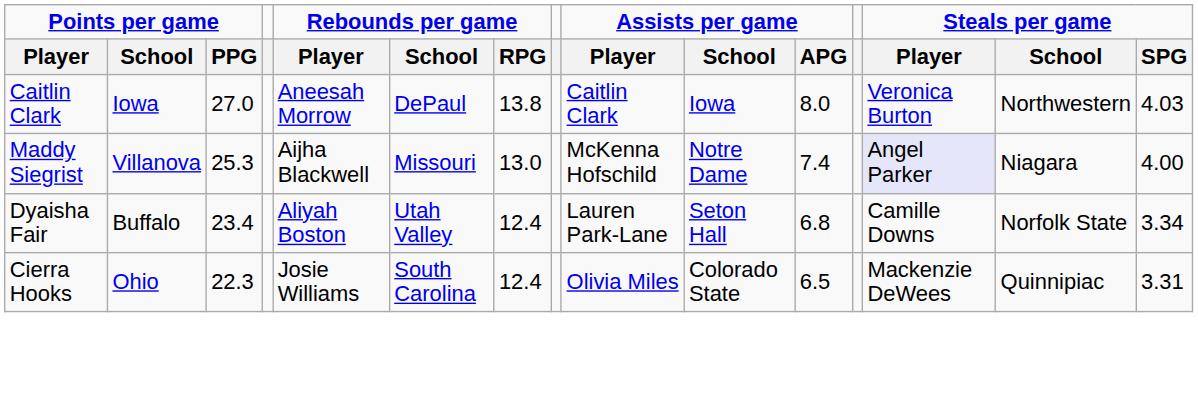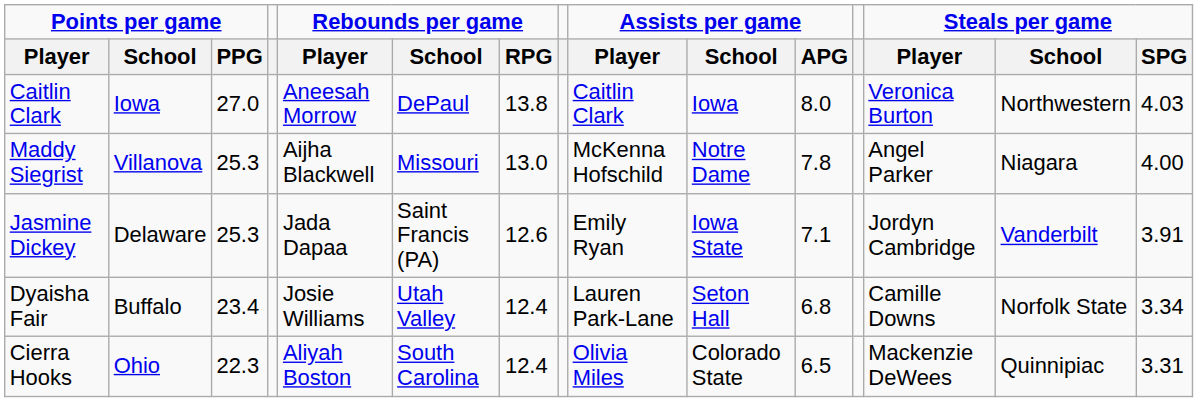(815, 163) 7.4 -> (816, 163) 7.8
(900, 163) lavender background -> (901, 163) no background
+ row: (51, 234)
(312, 222) Aliyah Boston -> (324, 306) Josie Williams
(318, 282) Josie Williams -> (317, 366) Aliyah Boston
